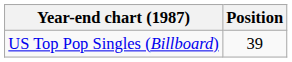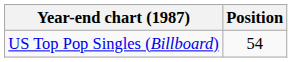(255, 43) 39 -> (255, 43) 54
